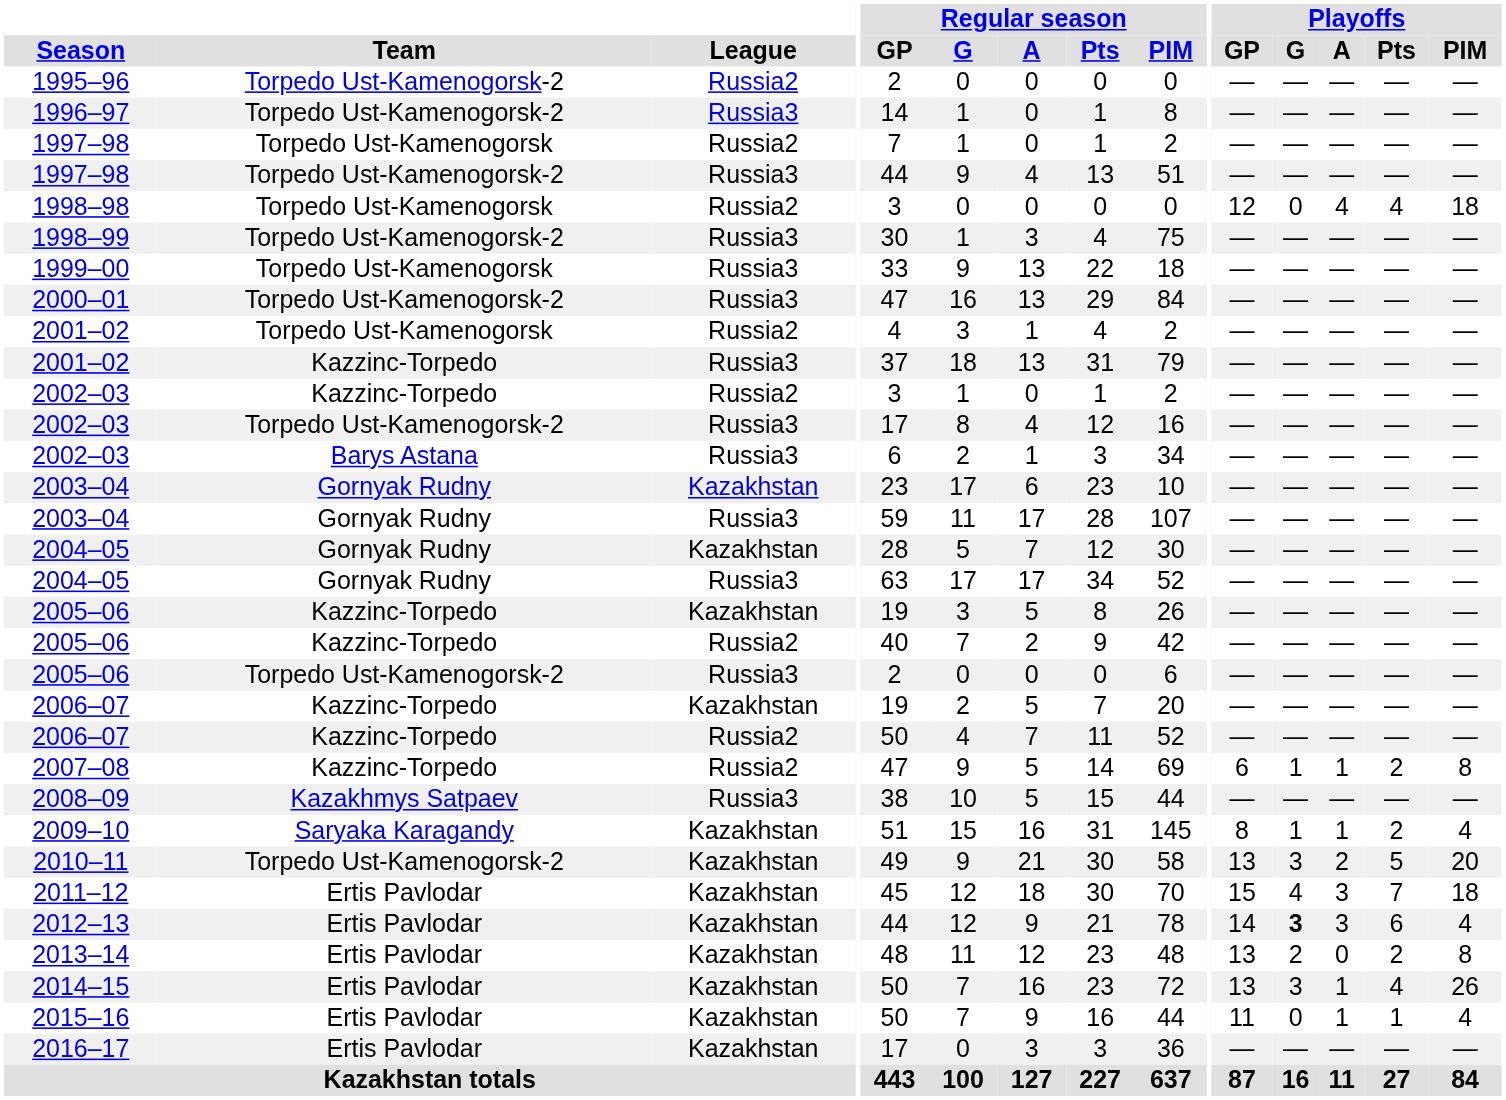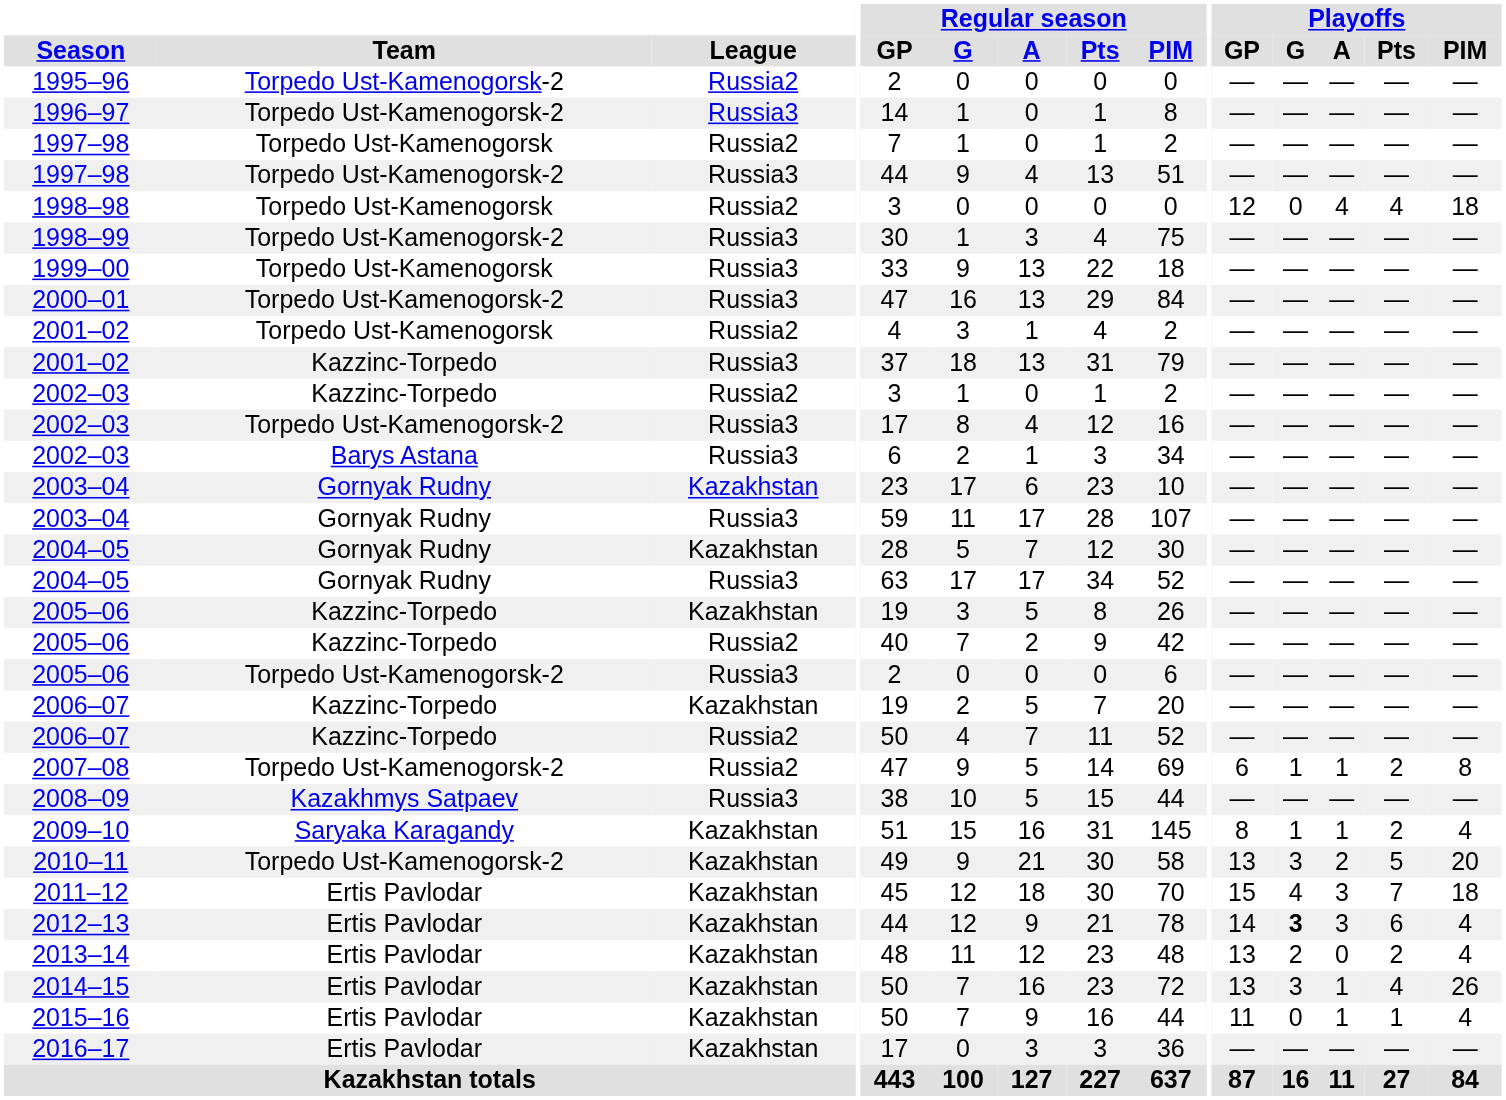(404, 768) Kazzinc-Torpedo -> (404, 768) Torpedo Ust-Kamenogorsk-2
(1465, 955) 8 -> (1465, 955) 4
